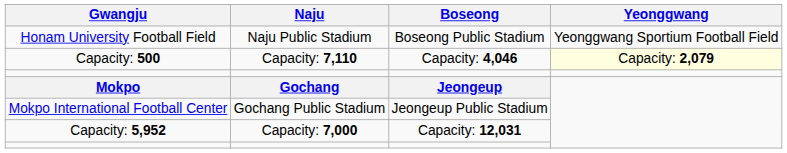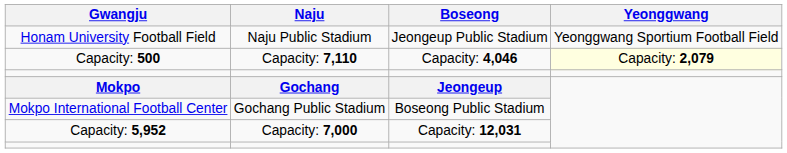(470, 37) Boseong Public Stadium -> (470, 37) Jeongeup Public Stadium
(470, 109) Jeongeup Public Stadium -> (470, 109) Boseong Public Stadium
